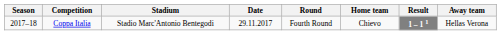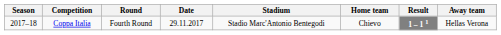columns swapped: (311, 10) <-> (165, 10)
